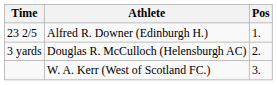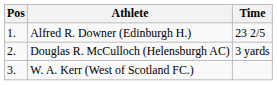columns swapped: (261, 13) <-> (24, 13)
